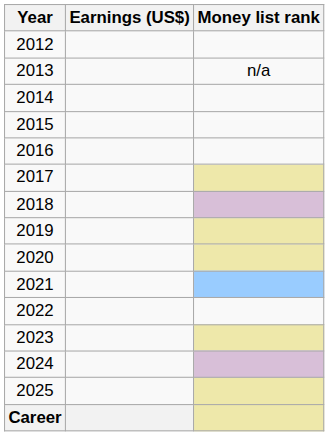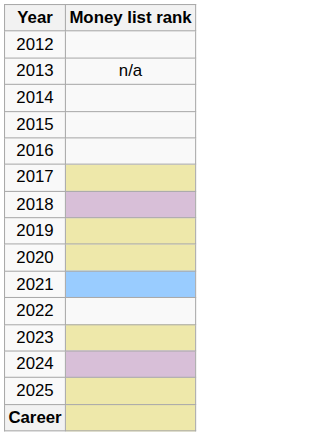- column: (130, 17)
